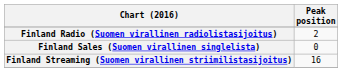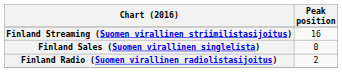rows swapped: (149, 34) <-> (149, 60)
